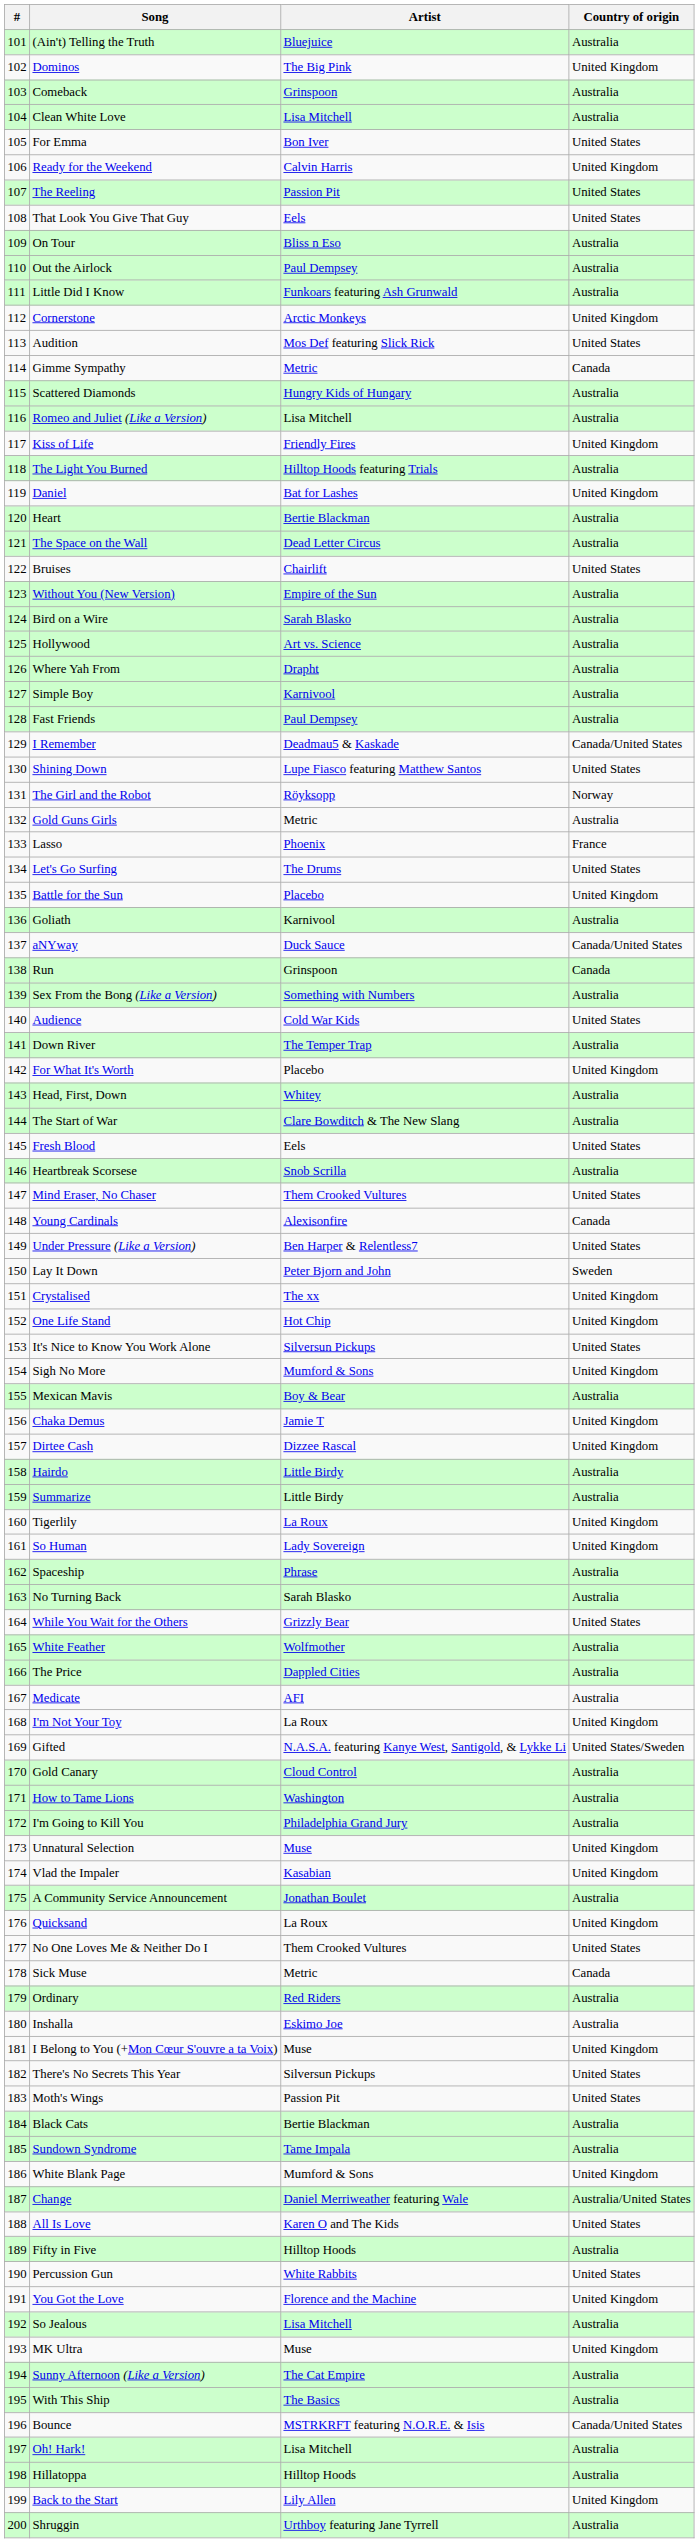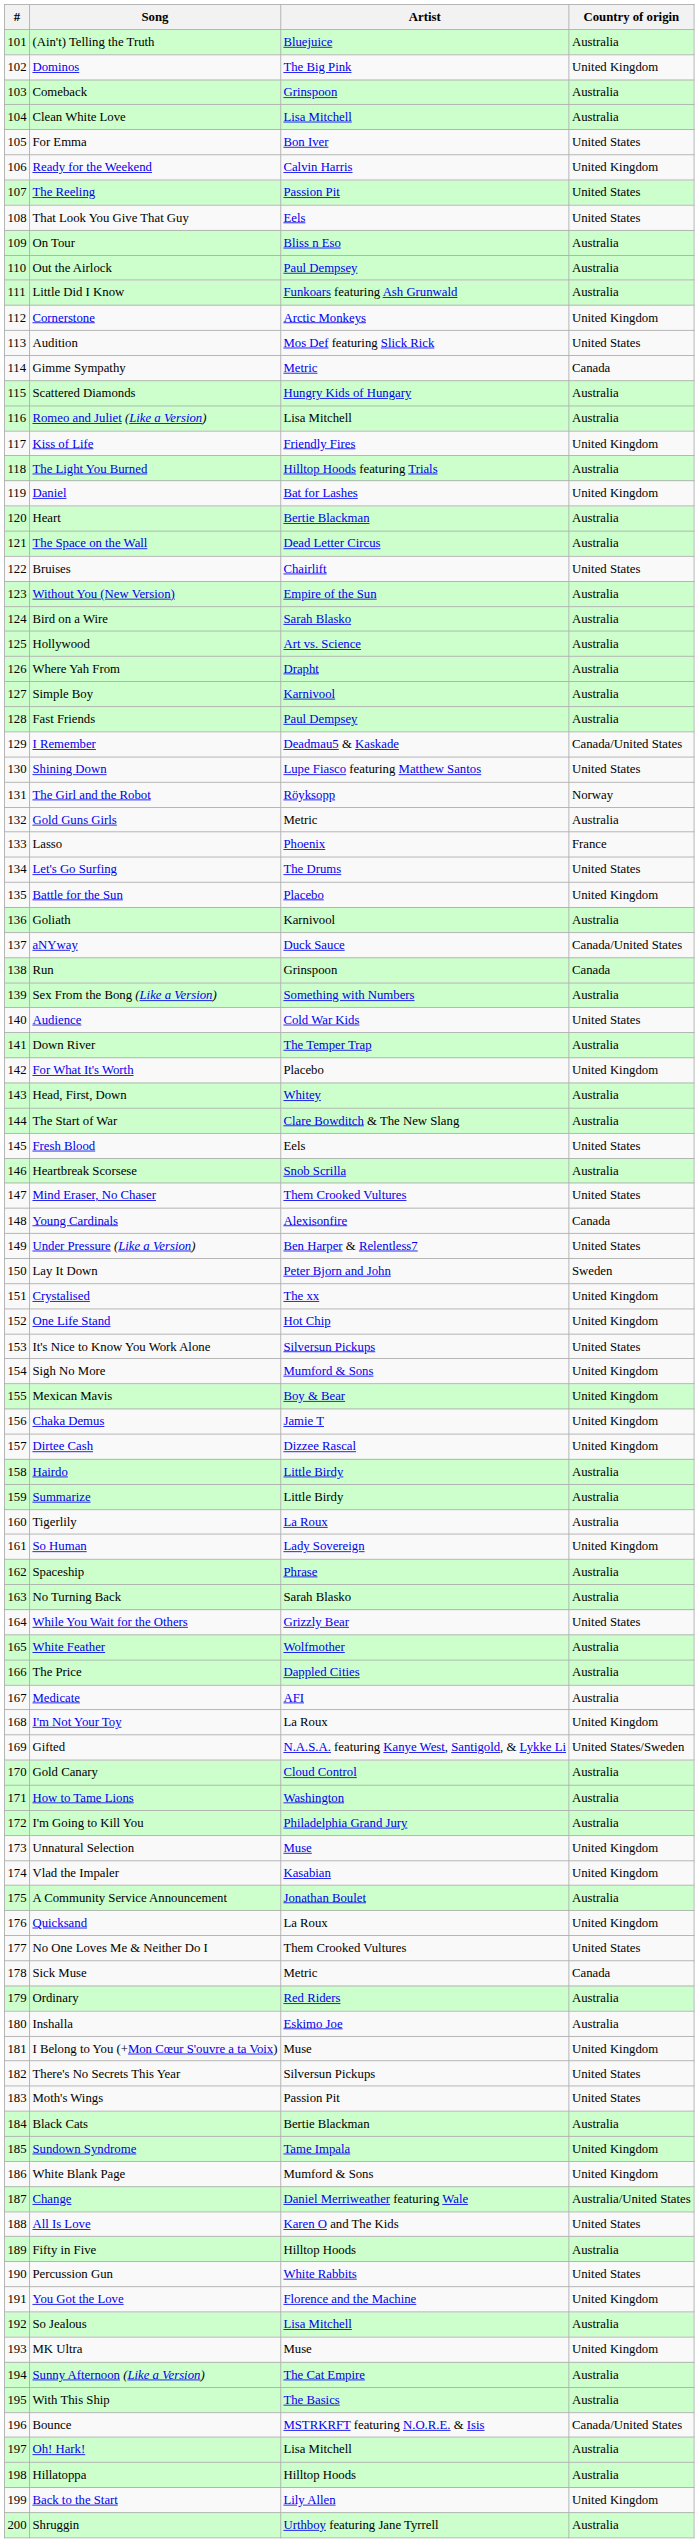(595, 1396) Australia -> (615, 1396) United Kingdom
(615, 1521) United Kingdom -> (595, 1521) Australia
(595, 2148) Australia -> (615, 2148) United Kingdom
